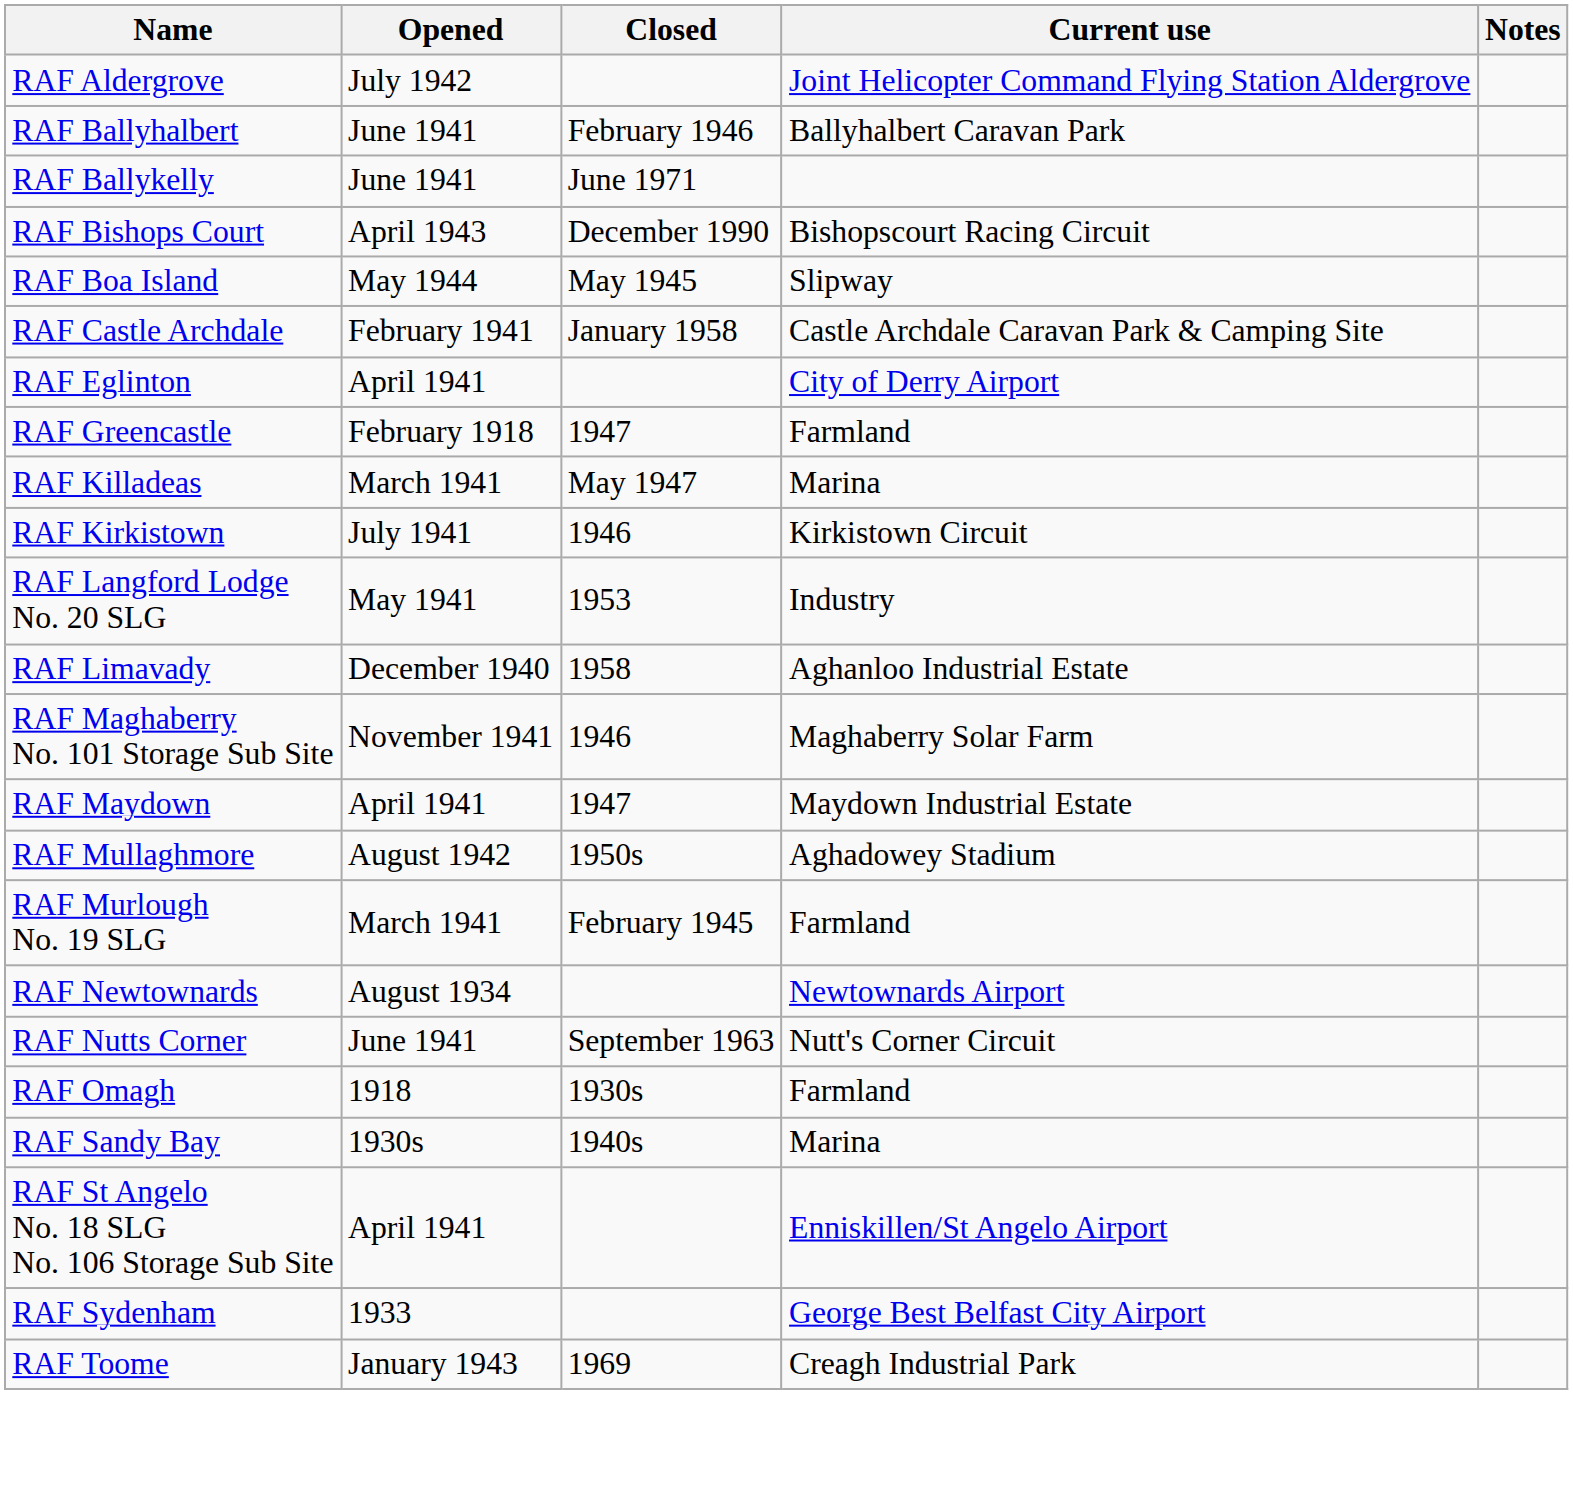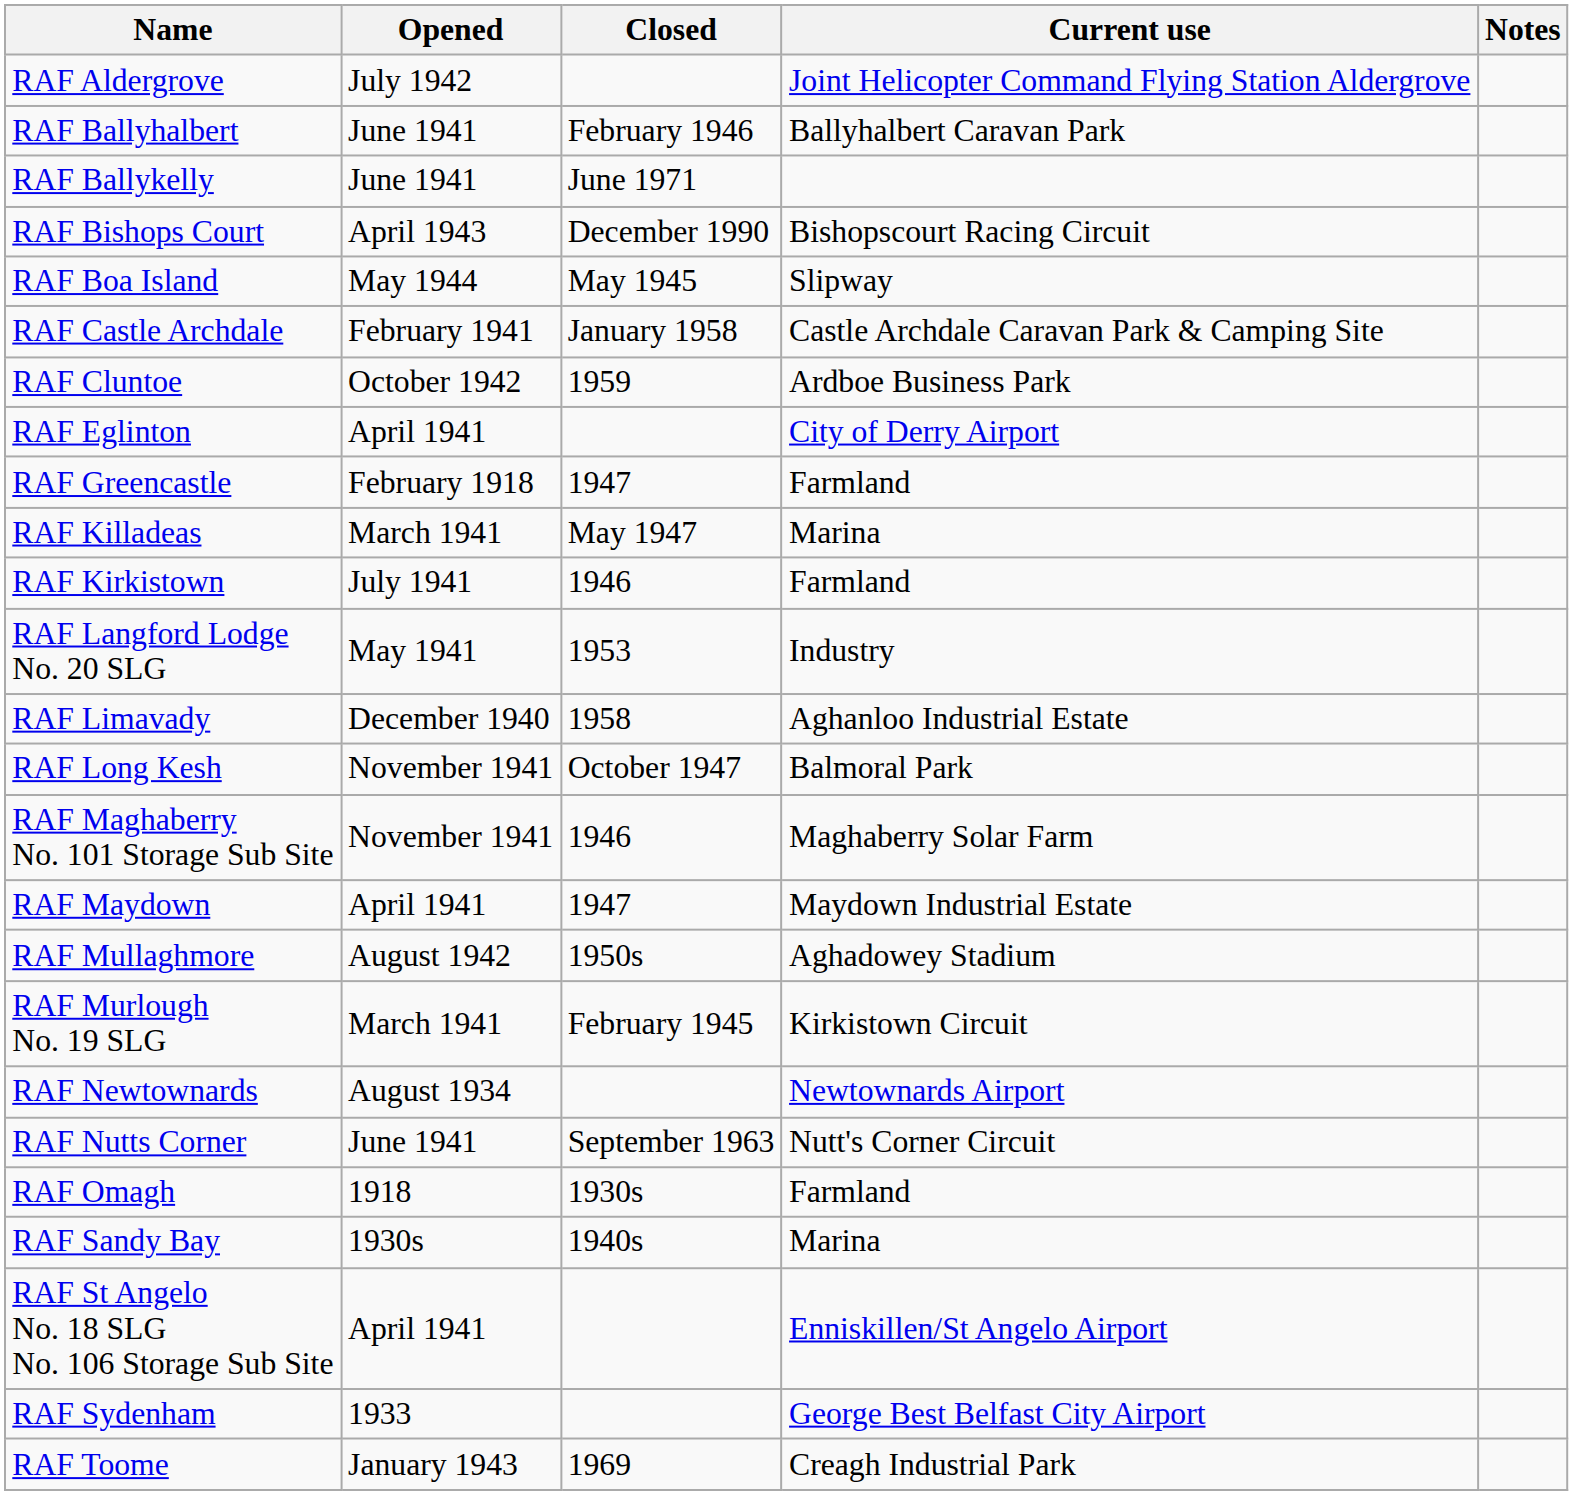+ row: (97, 381)
(908, 532) Kirkistown Circuit -> (850, 582) Farmland
+ row: (117, 768)
(850, 922) Farmland -> (908, 1023) Kirkistown Circuit
